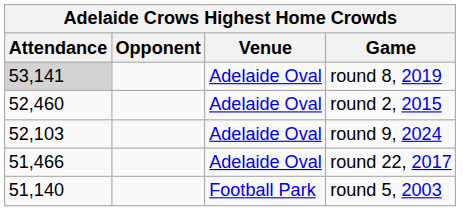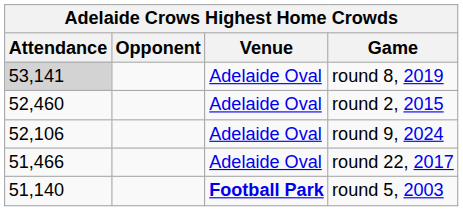(36, 133) 52,103 -> (36, 133) 52,106
(262, 190) normal -> (266, 190) bold
